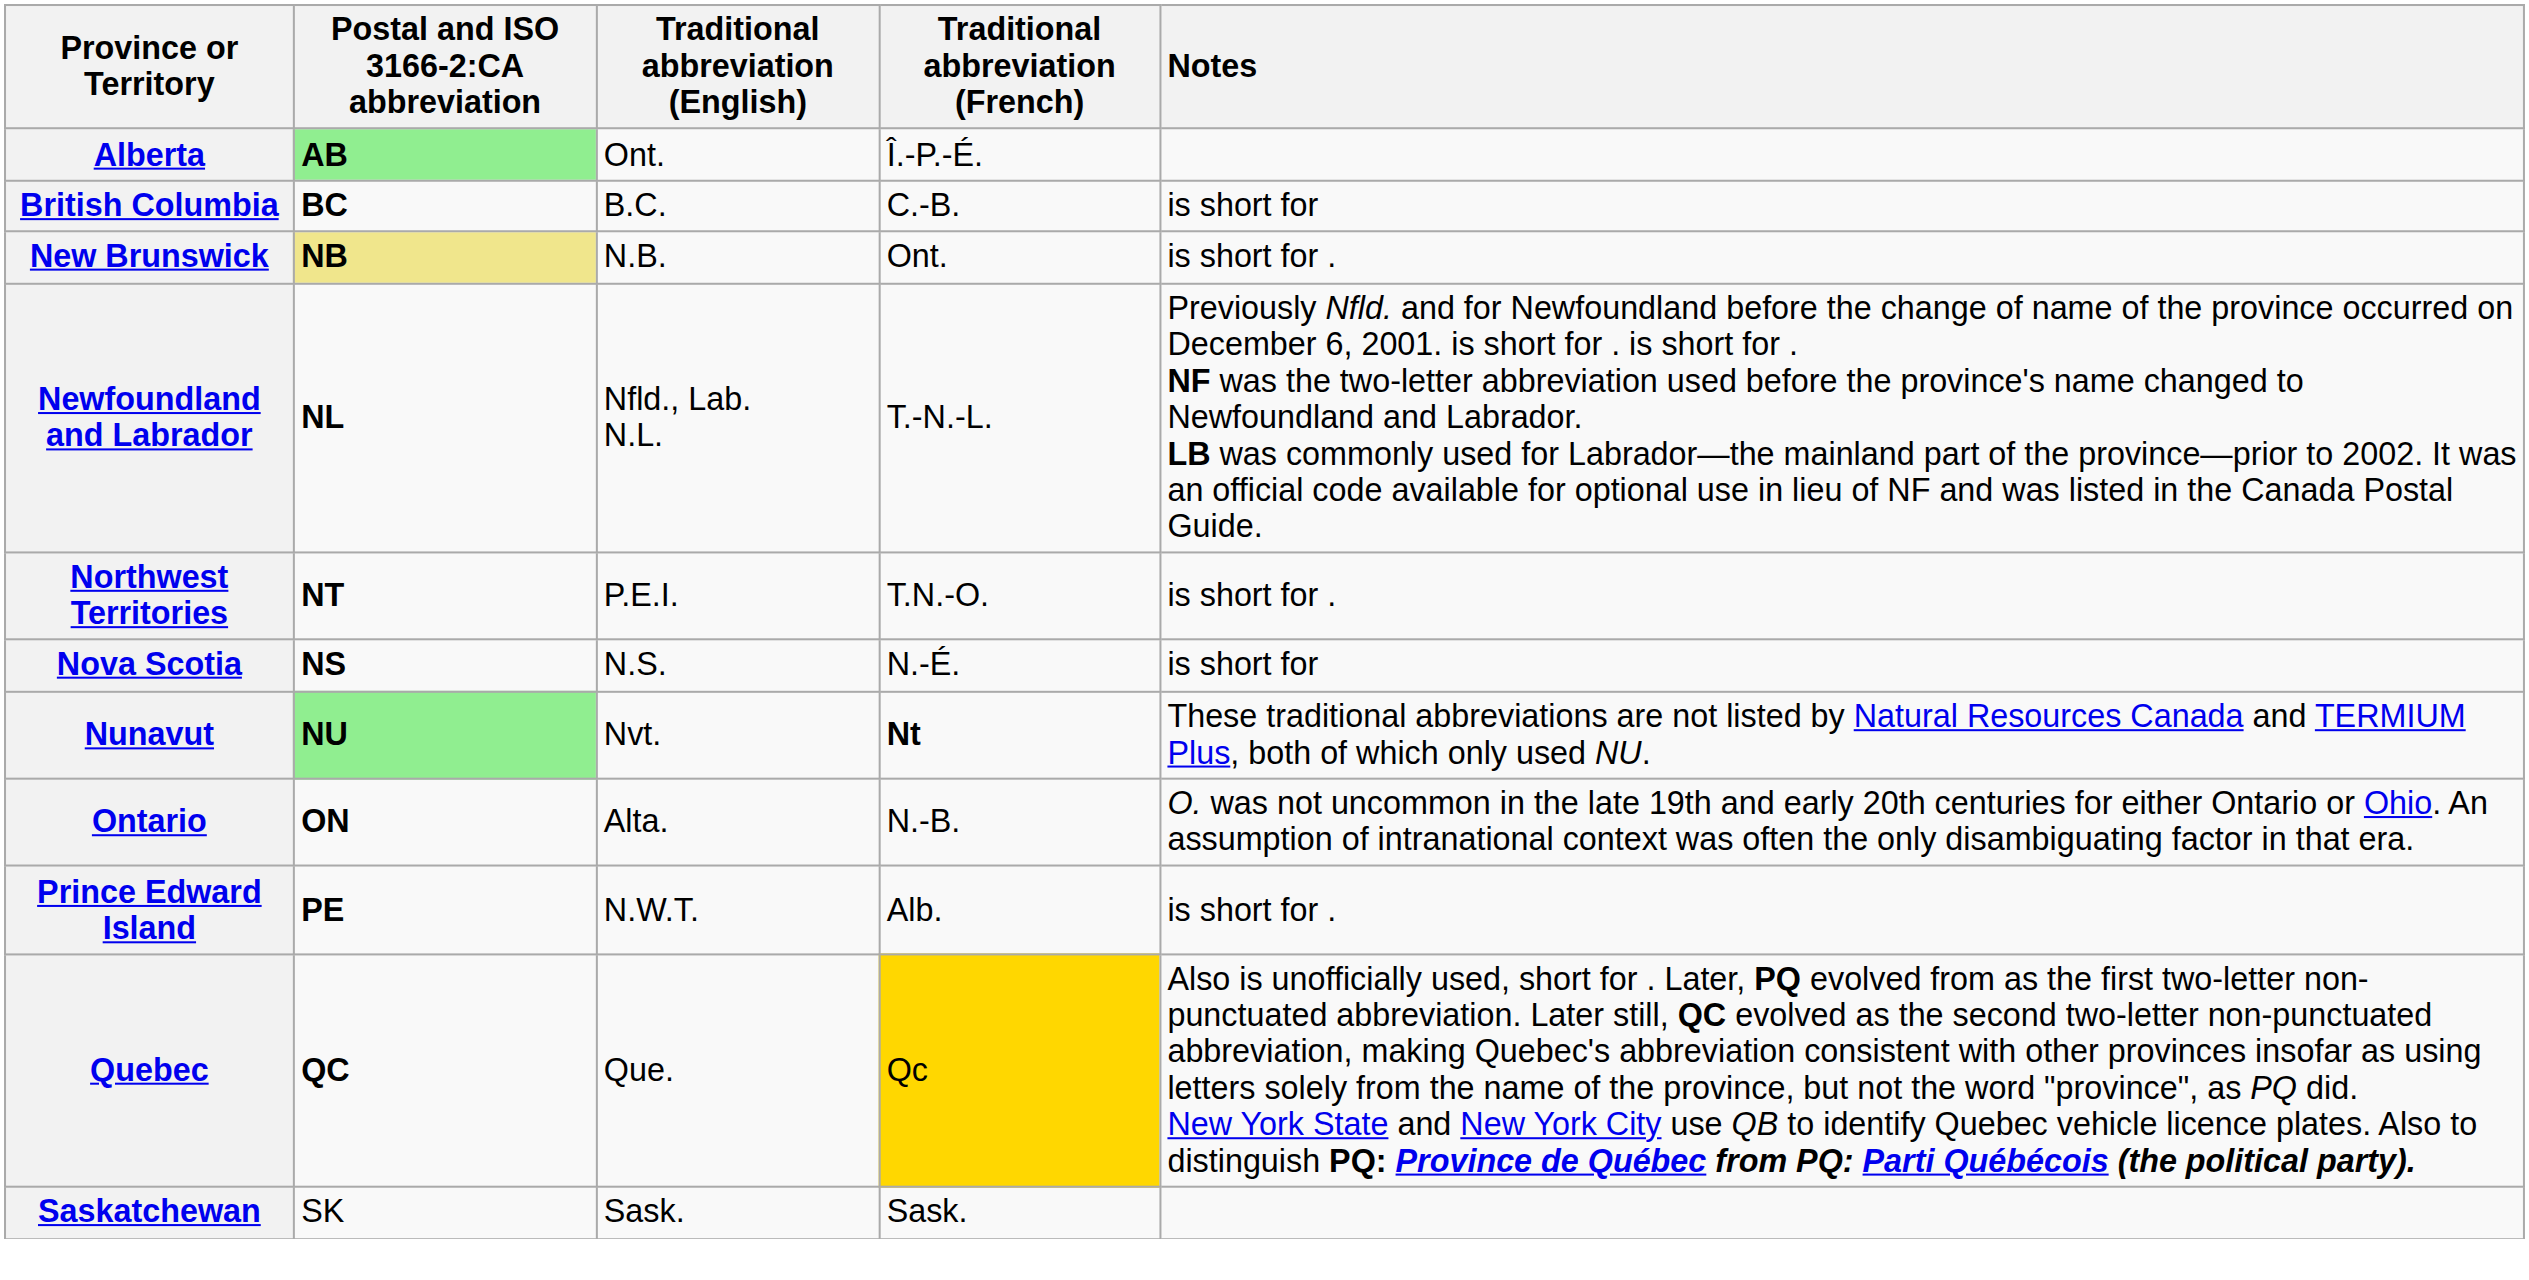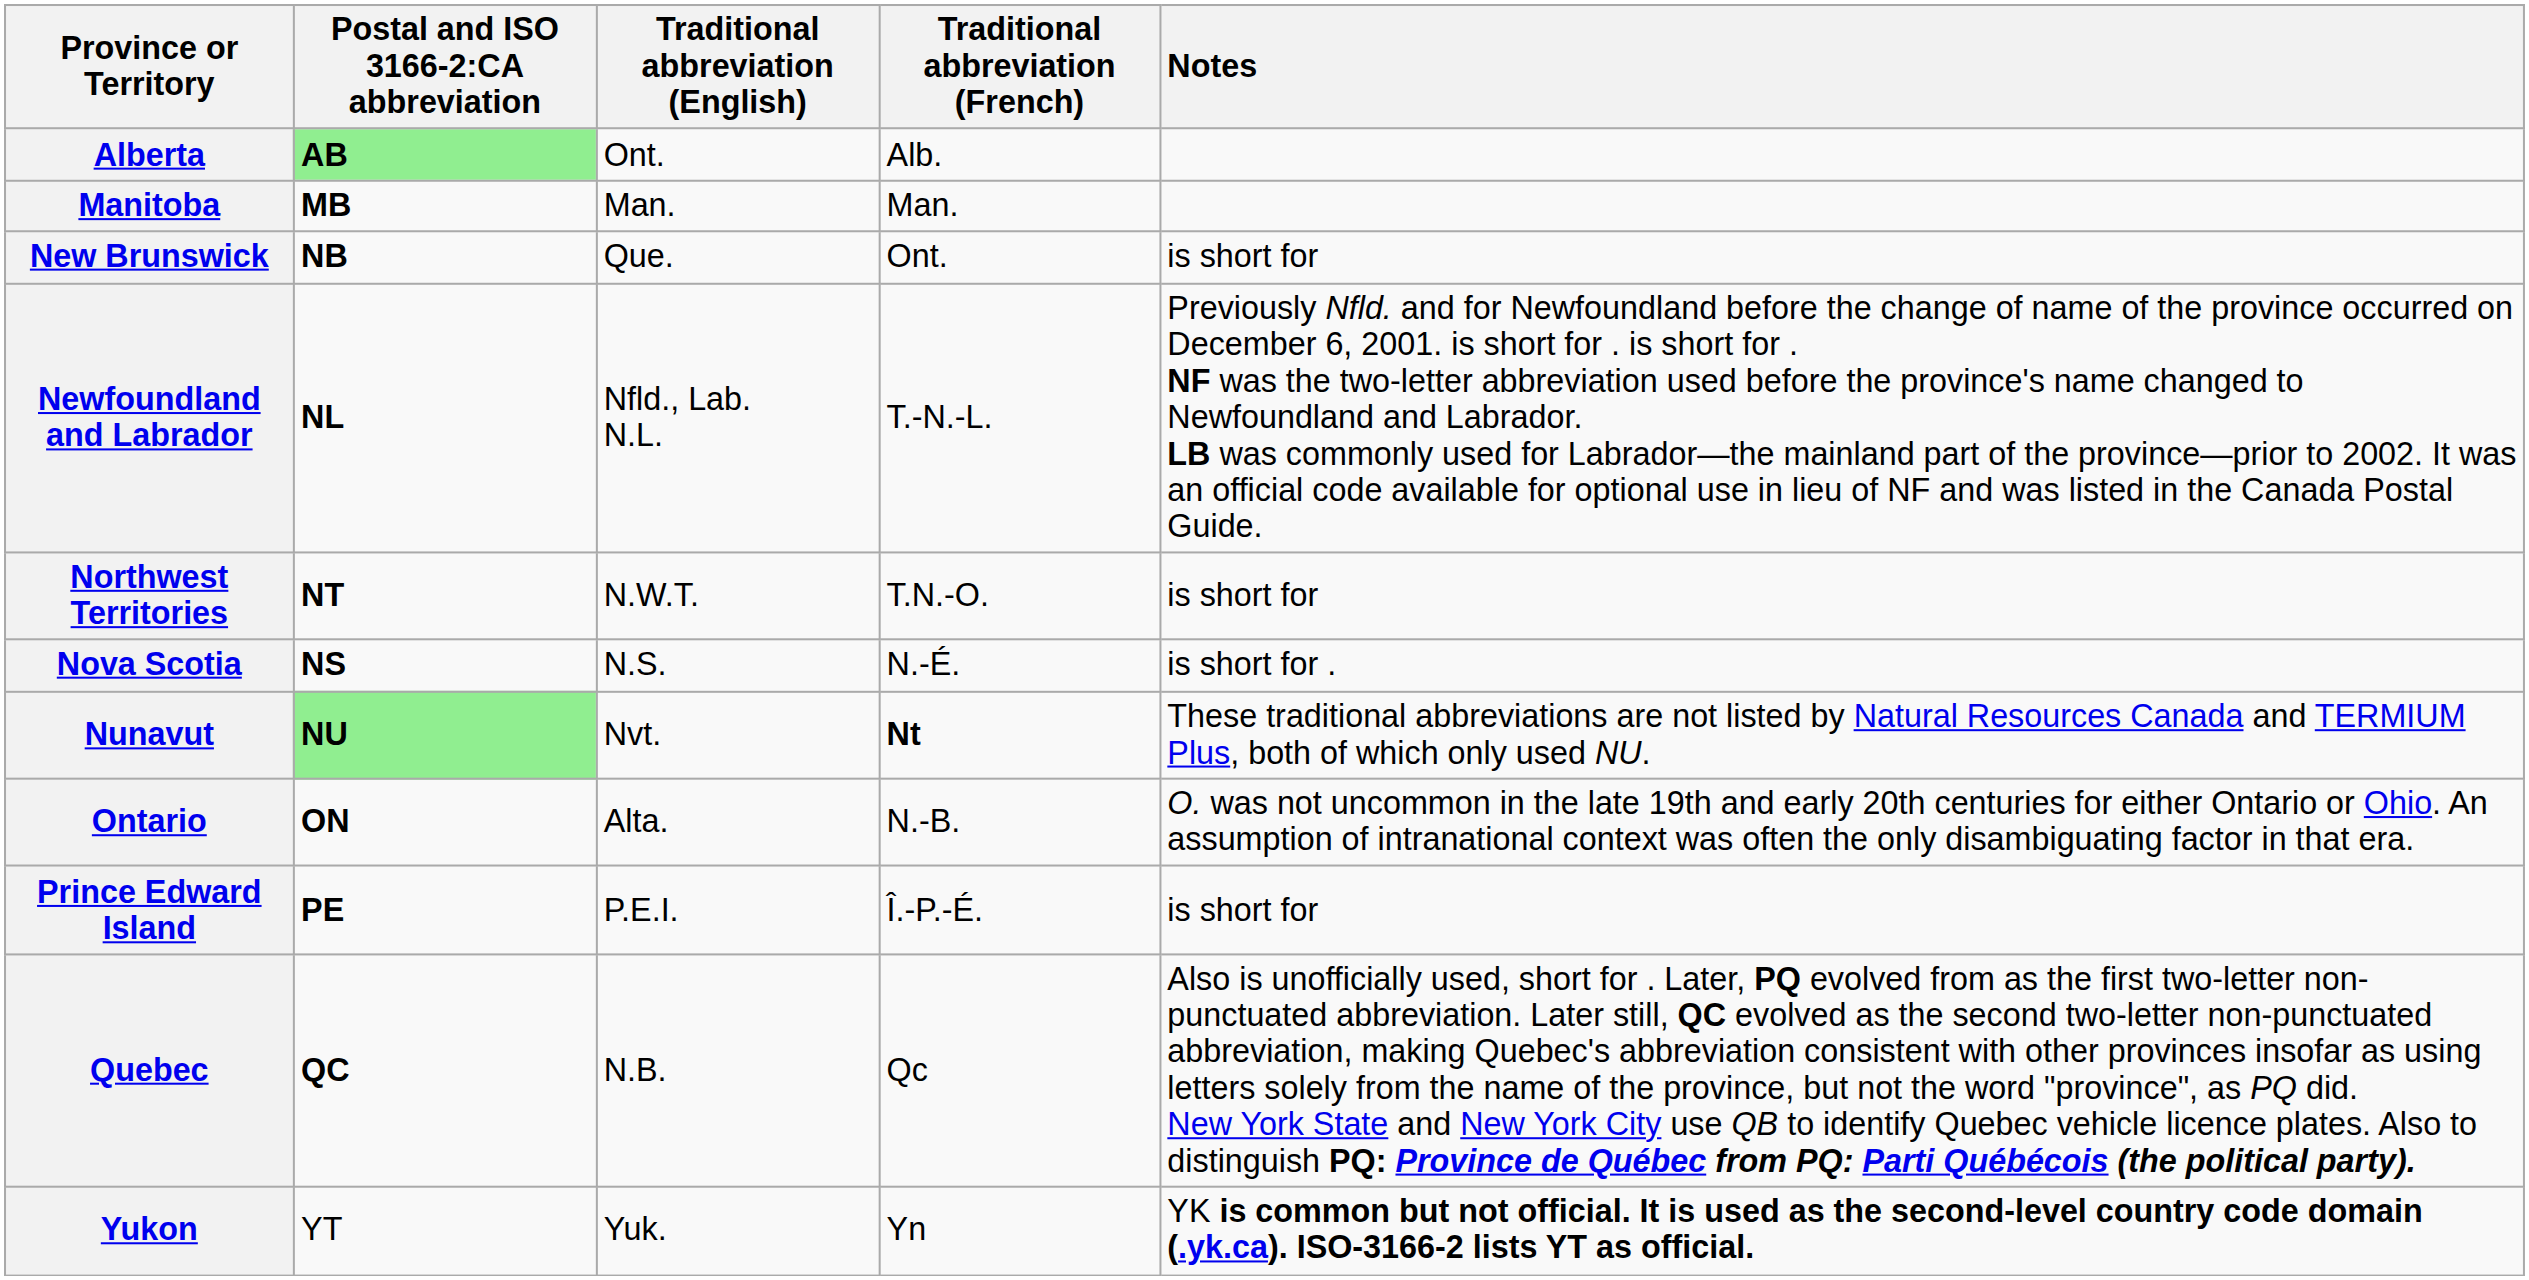(935, 154) Î.-P.-É. -> (914, 154) Alb.
- row: (149, 205)
+ row: (149, 205)
(325, 256) khaki background -> (324, 256) no background
(635, 256) N.B. -> (639, 256) Que.
(1252, 256) is short for . -> (1243, 256) is short for
(641, 595) P.E.I. -> (651, 595) N.W.T.
(1252, 595) is short for . -> (1243, 595) is short for
(1243, 664) is short for -> (1252, 664) is short for .
(651, 909) N.W.T. -> (641, 909) P.E.I.
(915, 909) Alb. -> (935, 909) Î.-P.-É.
(1252, 909) is short for . -> (1243, 909) is short for
(639, 1069) Que. -> (635, 1069) N.B.
(907, 1069) gold background -> (907, 1069) no background
- row: (149, 1212)
+ row: (149, 1230)
